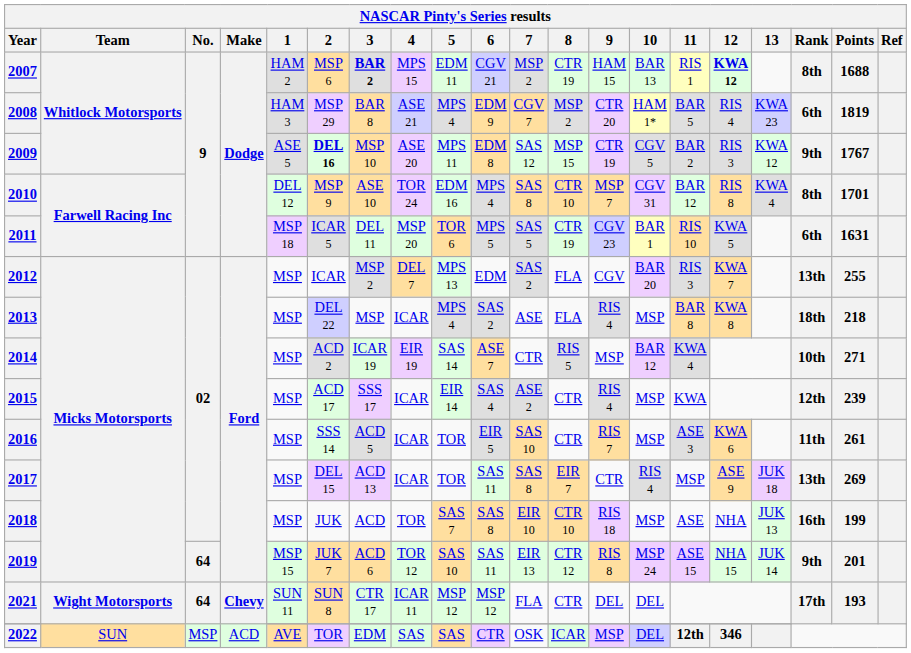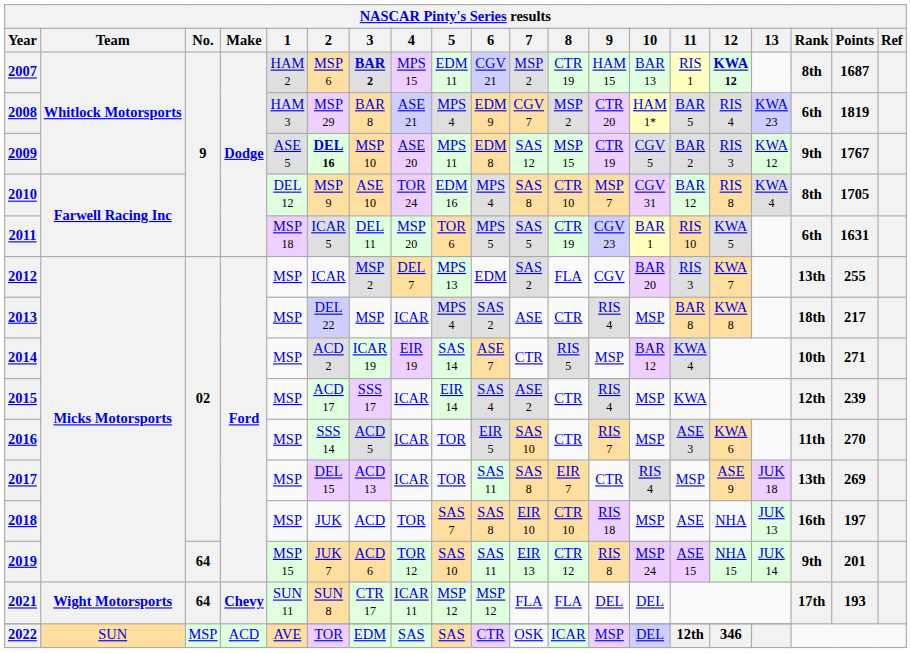(855, 72) 1688 -> (855, 72) 1687
(855, 194) 1701 -> (855, 194) 1705
(568, 317) FLA -> (568, 317) CTR
(855, 317) 218 -> (855, 317) 217
(855, 439) 261 -> (855, 439) 270
(855, 521) 199 -> (855, 521) 197
(568, 602) CTR -> (568, 602) FLA
